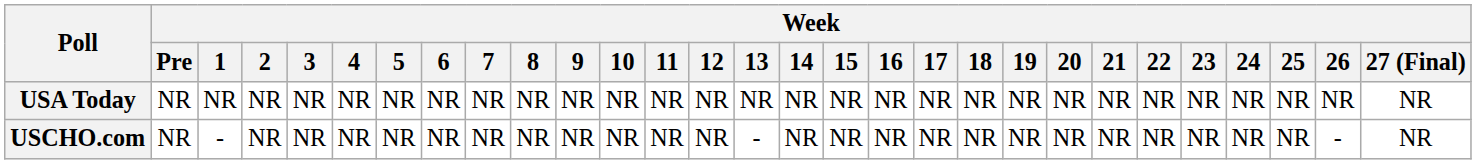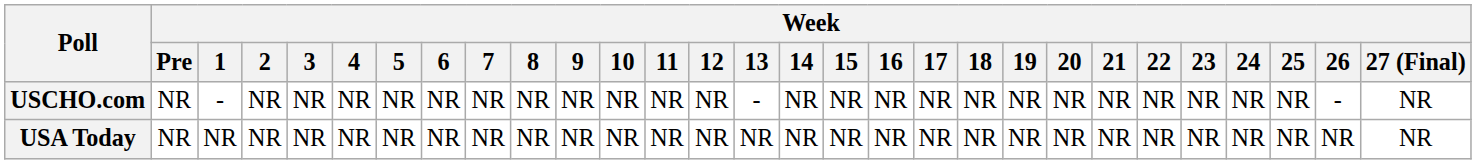rows swapped: (78, 138) <-> (78, 100)
